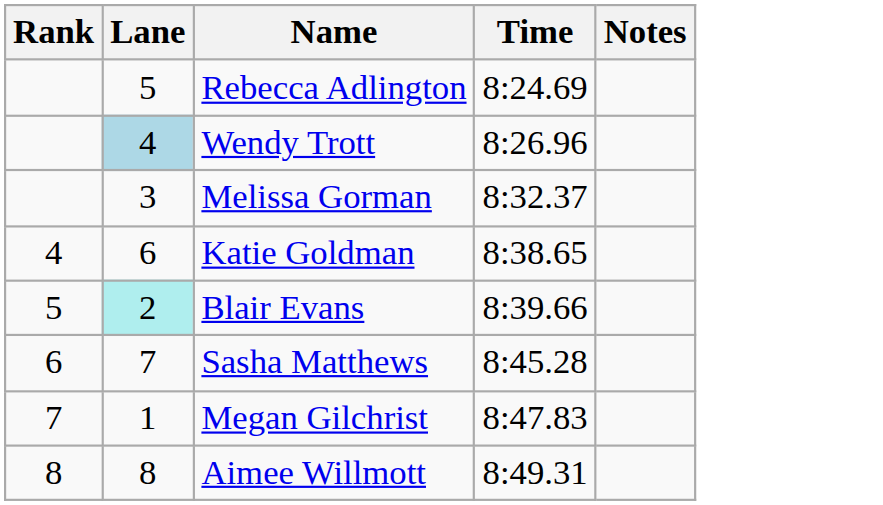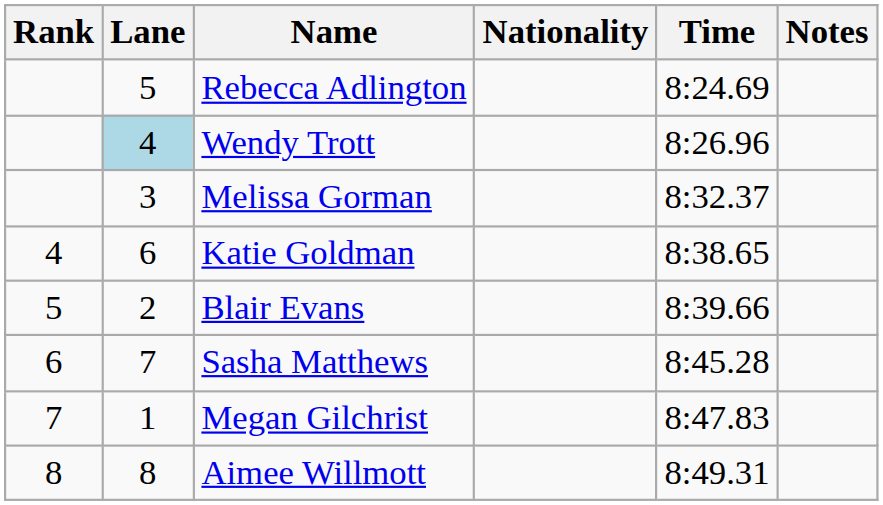+ column: (566, 32)
(148, 307) paleturquoise background -> (148, 307) no background
